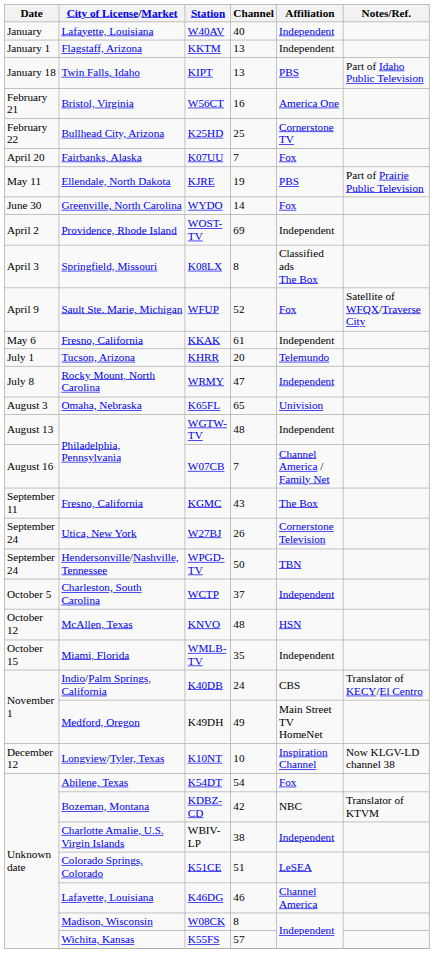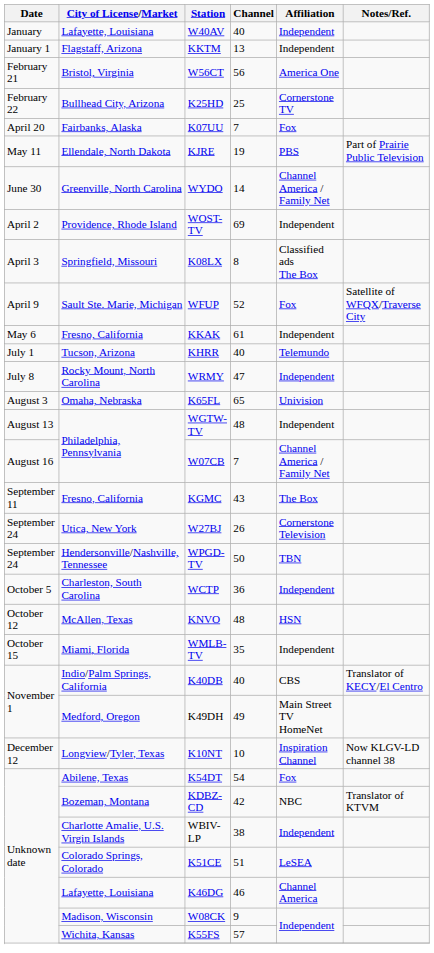- row: (200, 72)
(239, 103) 16 -> (239, 72) 56
(288, 205) Fox -> (304, 188) Channel America / Family Net
(239, 357) 20 -> (239, 352) 40
(239, 594) 37 -> (239, 589) 36
(239, 685) 24 -> (239, 680) 40
(236, 921) 8 -> (236, 916) 9
